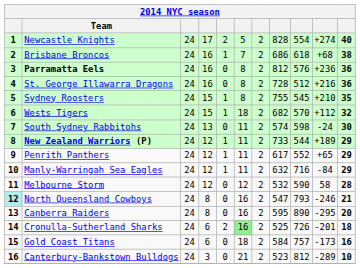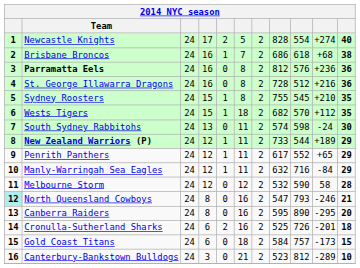(347, 112) 32 -> (347, 112) 35
(243, 228) lightgreen background -> (243, 228) no background
(347, 242) 16 -> (347, 242) 15
